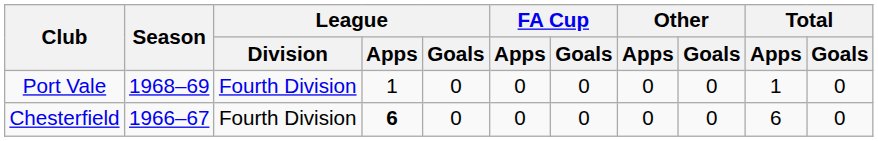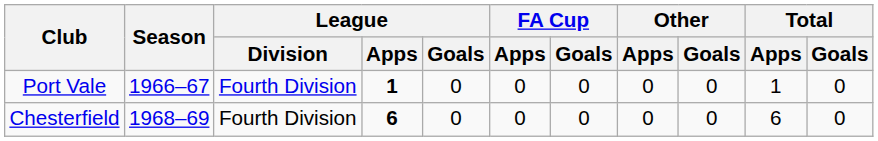(169, 86) 1968–69 -> (169, 86) 1966–67
(392, 86) normal -> (392, 86) bold
(169, 119) 1966–67 -> (169, 119) 1968–69
